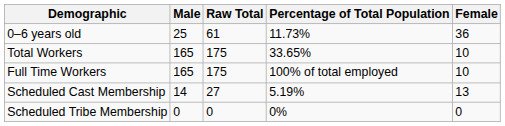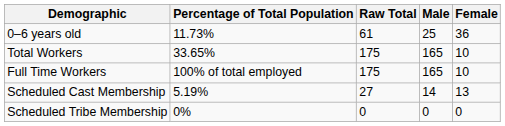columns swapped: (359, 14) <-> (187, 14)
